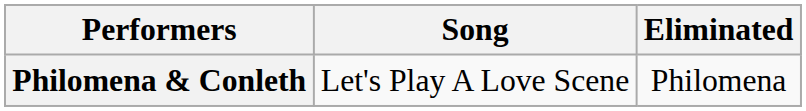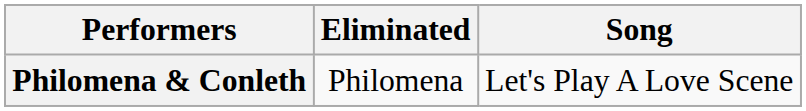columns swapped: (475, 29) <-> (719, 29)
